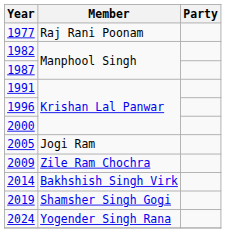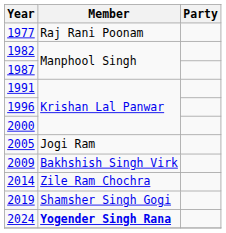(95, 163) Zile Ram Chochra -> (109, 163) Bakhshish Singh Virk
(109, 182) Bakhshish Singh Virk -> (95, 182) Zile Ram Chochra
(106, 219) normal -> (106, 219) bold
